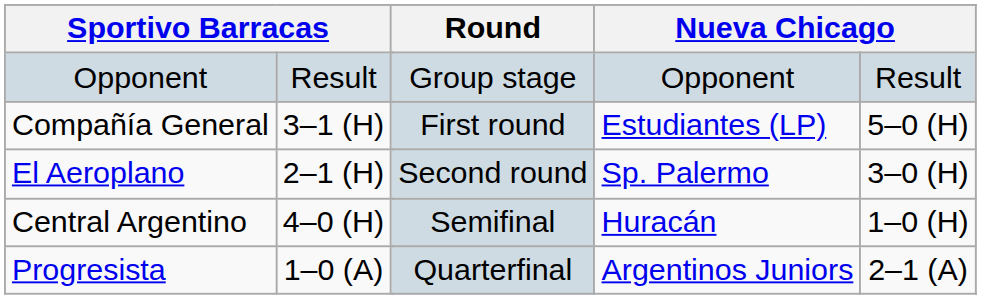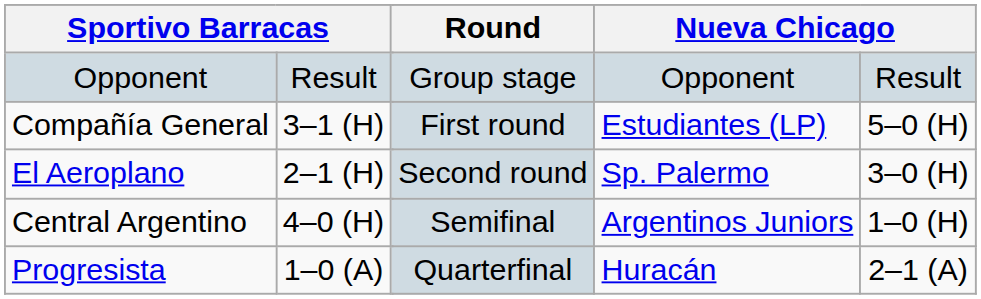(659, 221) Huracán -> (727, 221) Argentinos Juniors
(727, 269) Argentinos Juniors -> (659, 269) Huracán
